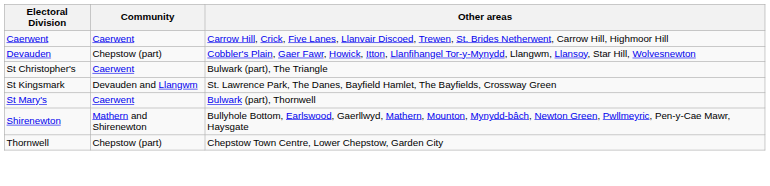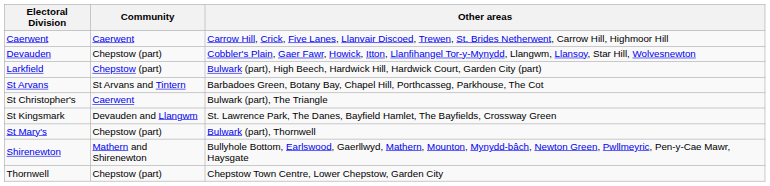+ row: (25, 69)
+ row: (27, 85)
(113, 100) Caerwent -> (127, 131) Chepstow (part)
